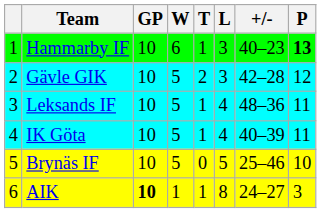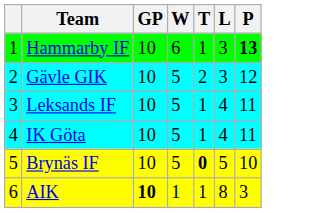- column: (262, 18)
(202, 163) normal -> (202, 163) bold
